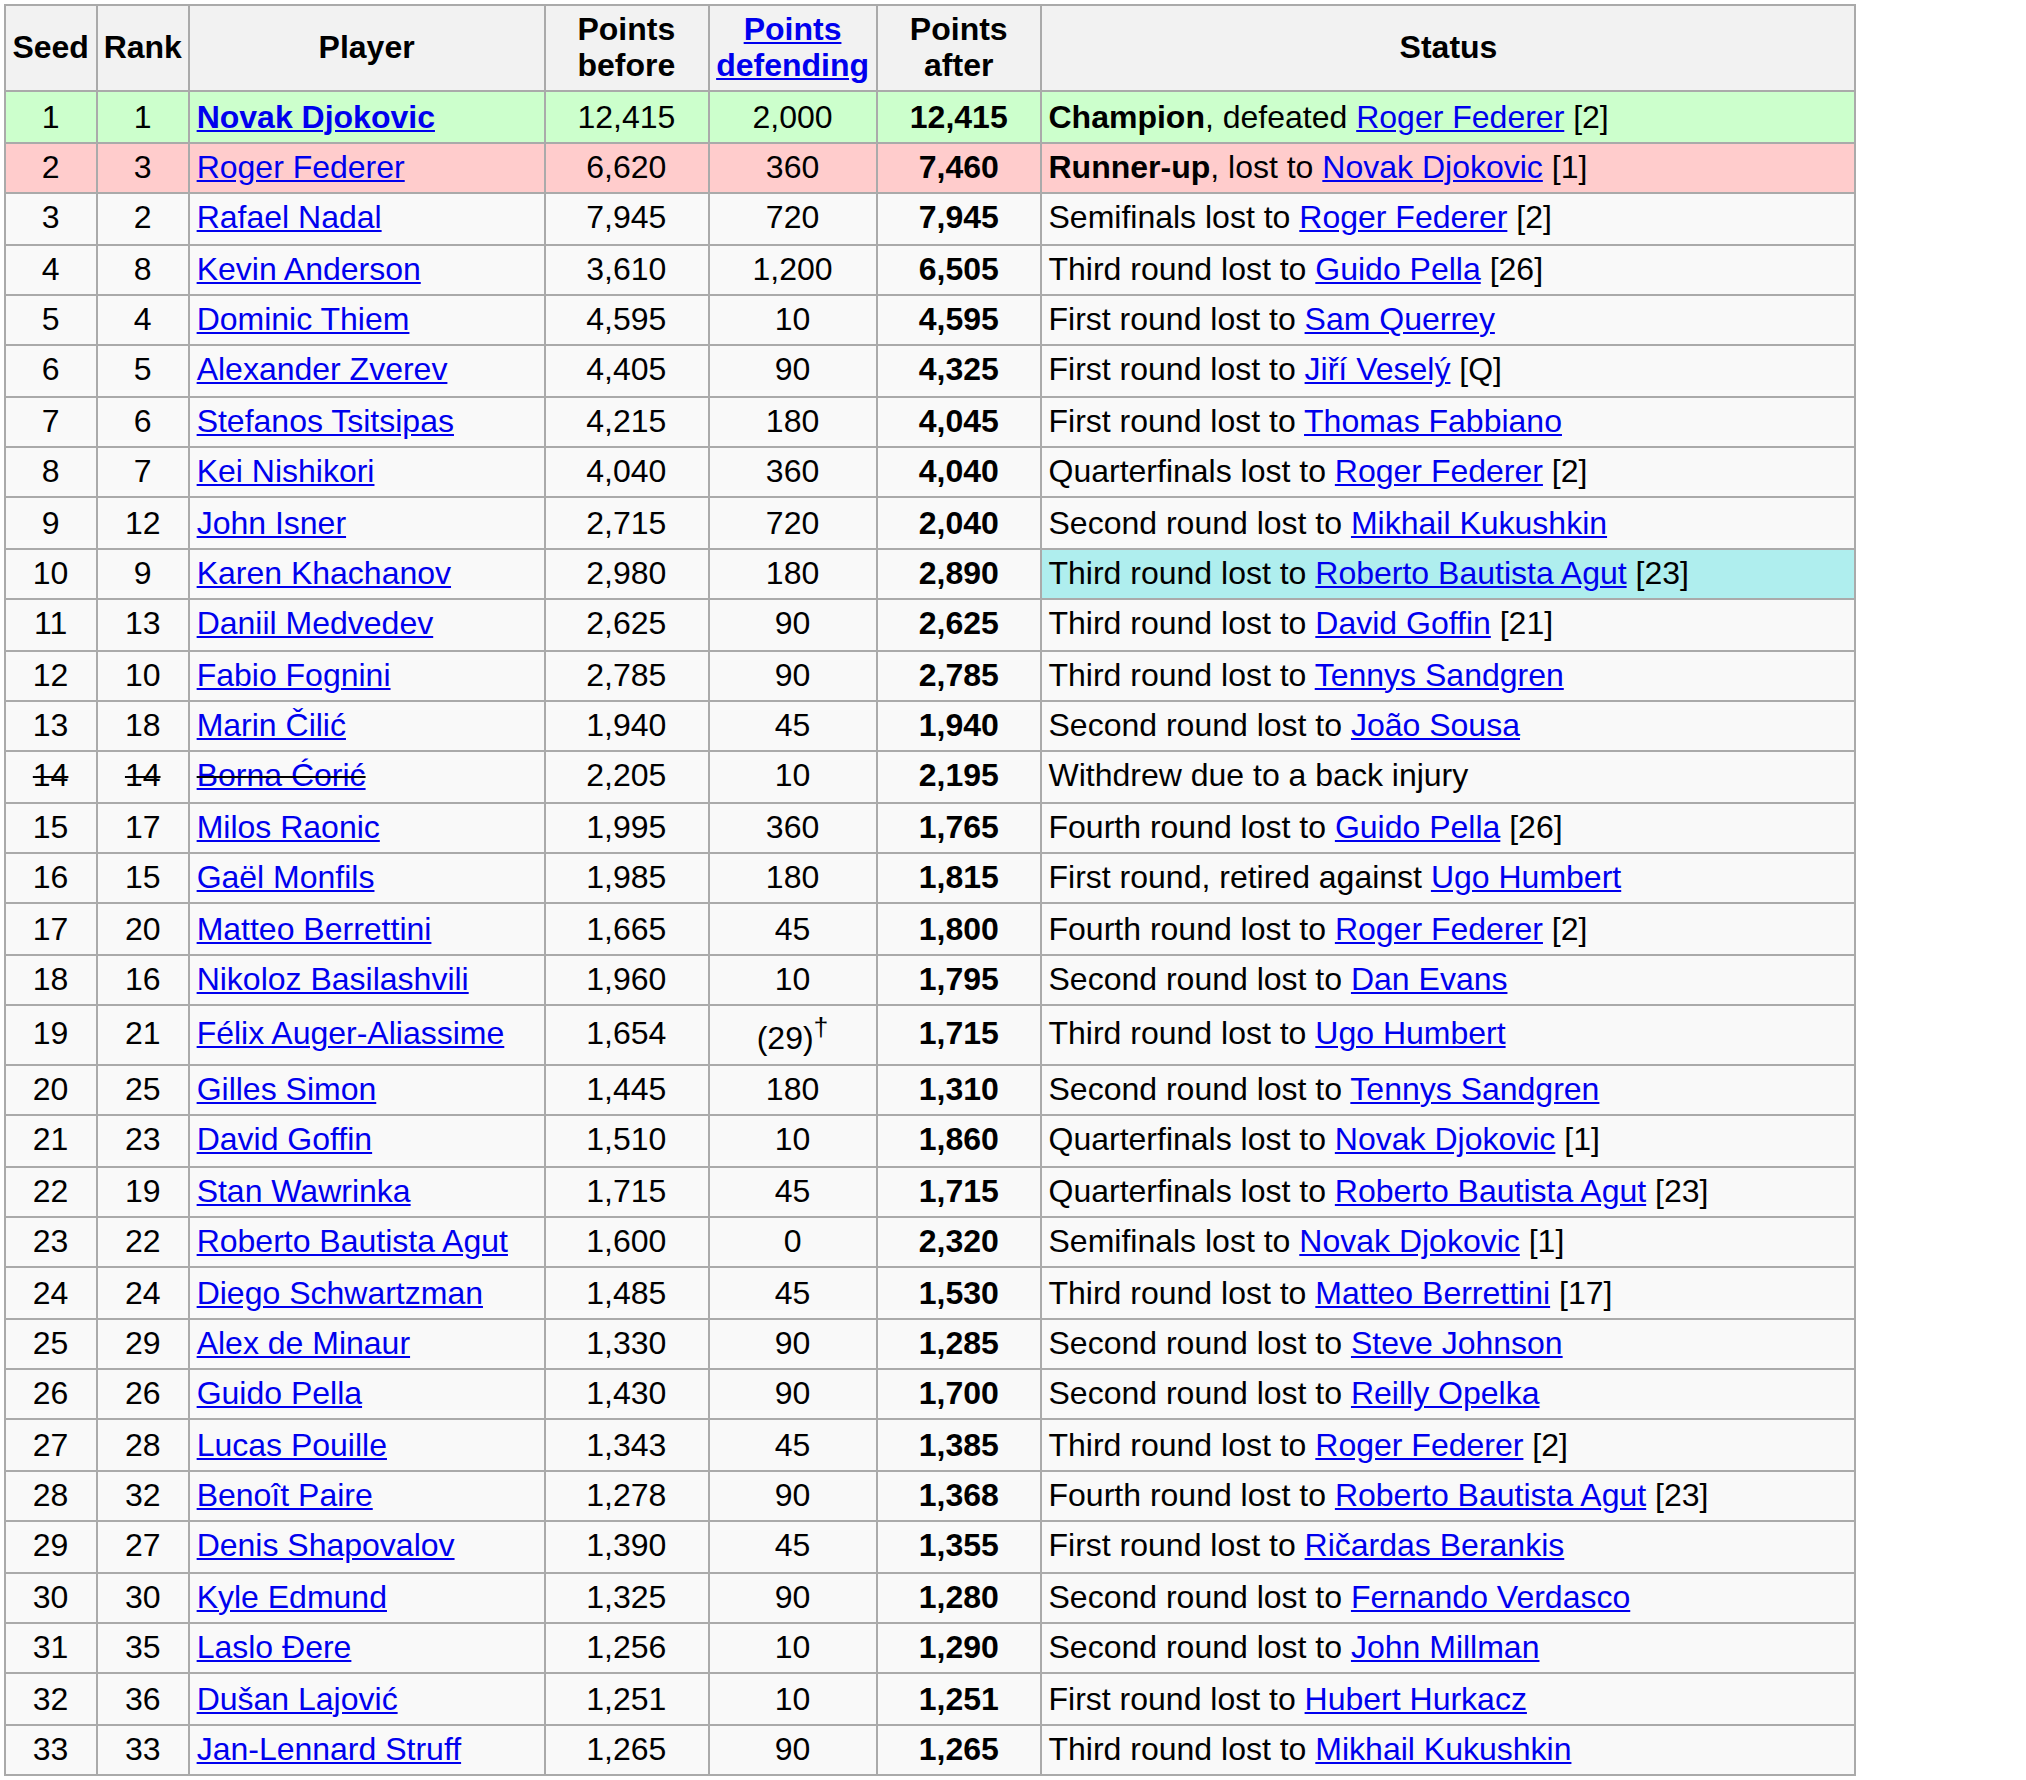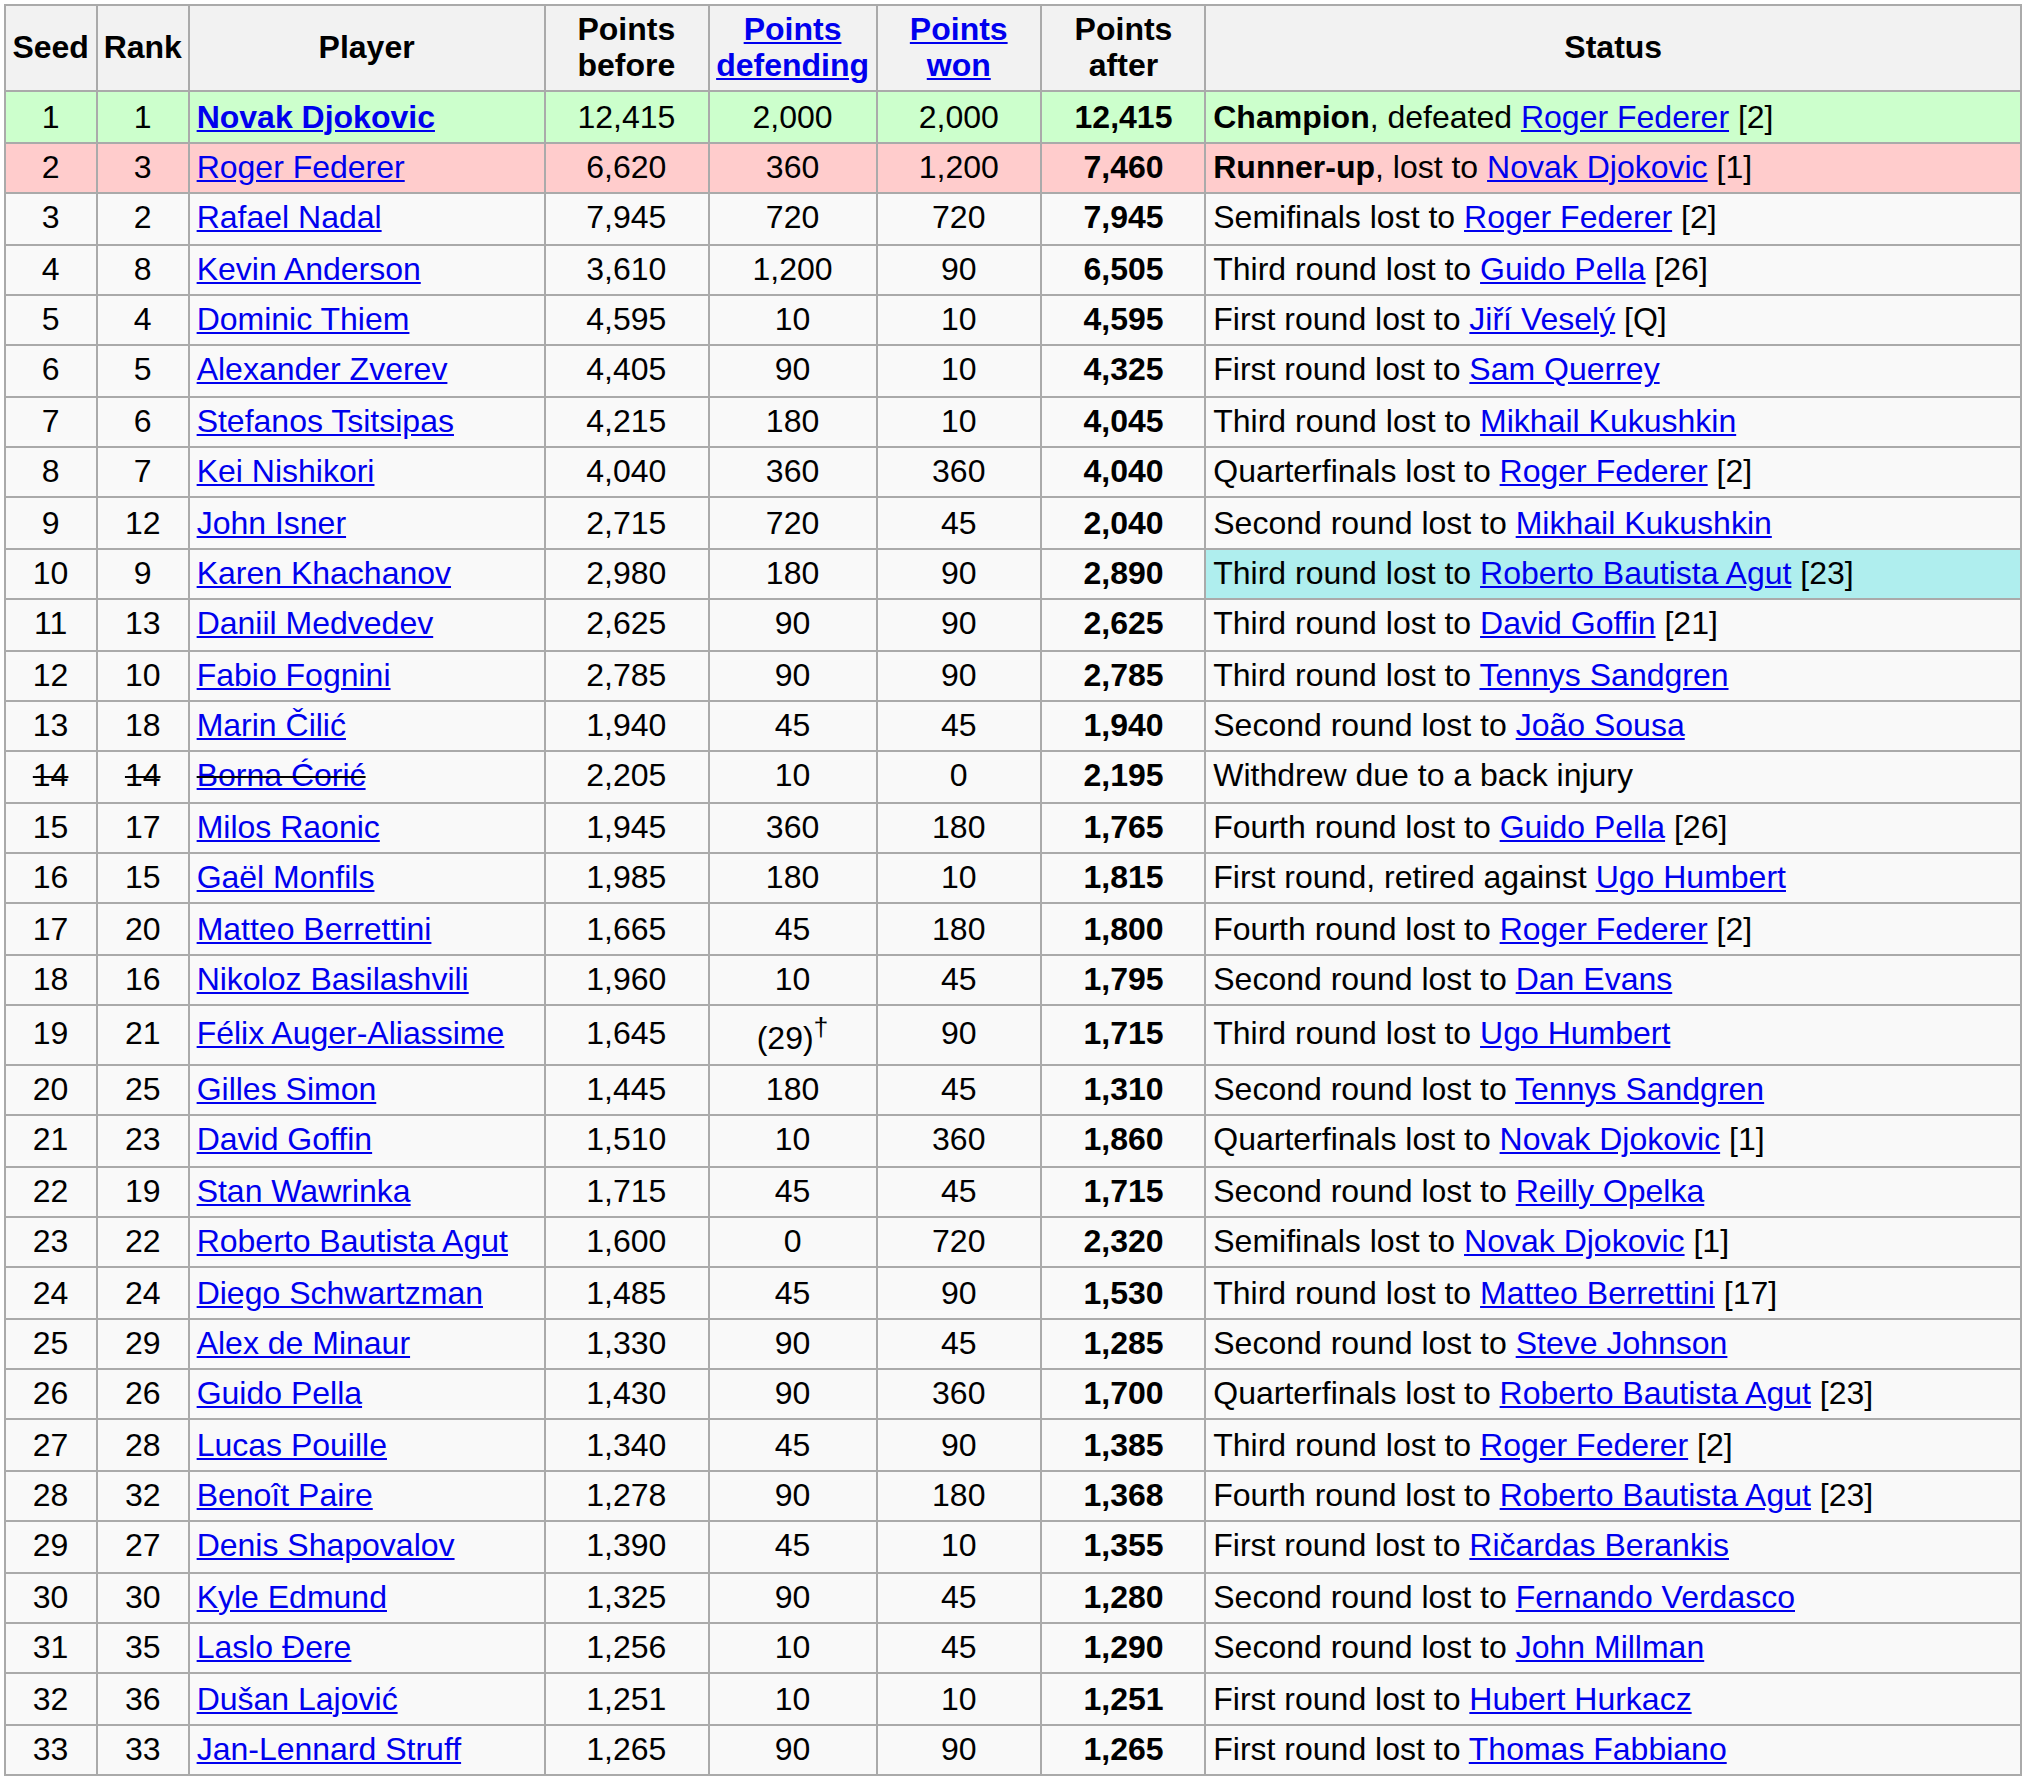+ column: (959, 47)
(1272, 319) First round lost to Sam Querrey -> (1440, 319) First round lost to Jiří Veselý [Q]
(1275, 370) First round lost to Jiří Veselý [Q] -> (1436, 370) First round lost to Sam Querrey
(1305, 421) First round lost to Thomas Fabbiano -> (1475, 421) Third round lost to Mikhail Kukushkin
(626, 827) 1,995 -> (626, 827) 1,945
(626, 1034) 1,654 -> (626, 1034) 1,645
(1378, 1191) Quarterfinals lost to Roberto Bautista Agut [23] -> (1459, 1191) Second round lost to Reilly Opelka
(1294, 1394) Second round lost to Reilly Opelka -> (1543, 1394) Quarterfinals lost to Roberto Bautista Agut [23]
(626, 1444) 1,343 -> (626, 1444) 1,340
(1310, 1749) Third round lost to Mikhail Kukushkin -> (1470, 1749) First round lost to Thomas Fabbiano
